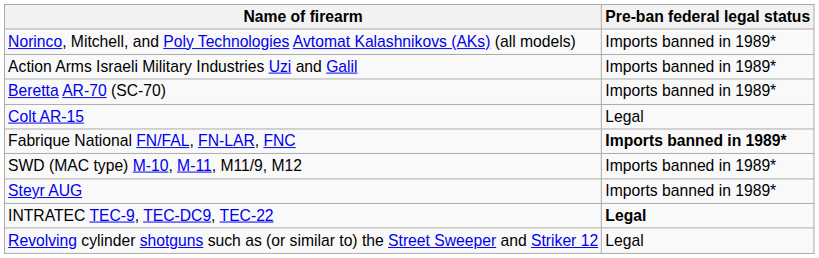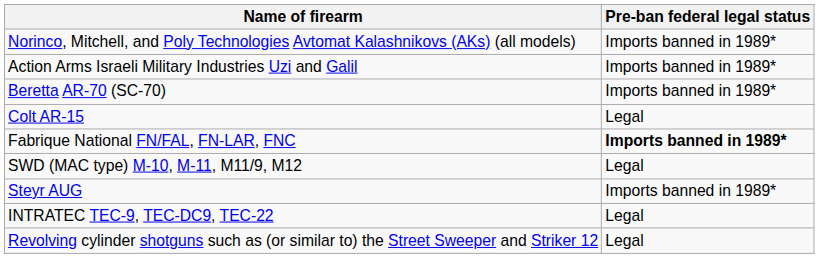(691, 166) Imports banned in 1989* -> (625, 166) Legal
(626, 215) bold -> (625, 215) normal
